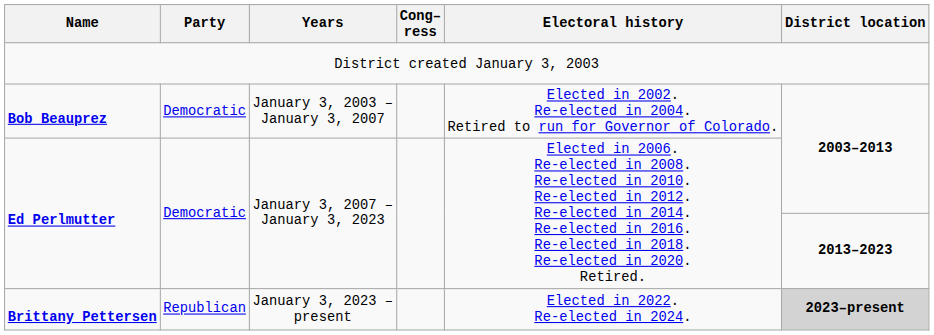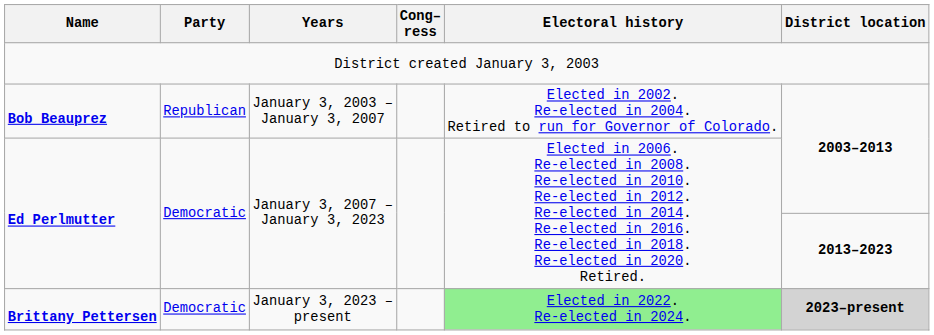(205, 111) Democratic -> (205, 111) Republican
(205, 309) Republican -> (205, 309) Democratic
(613, 309) no background -> (613, 309) lightgreen background
